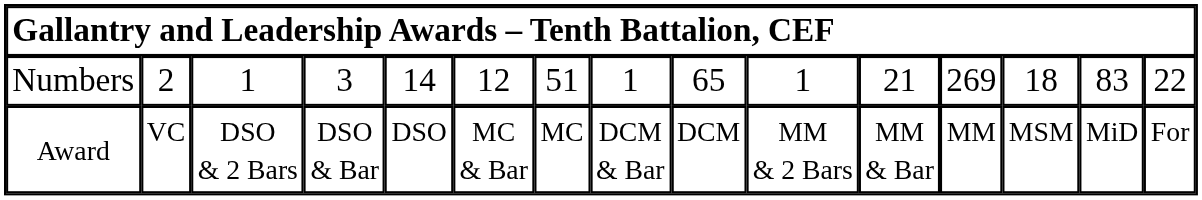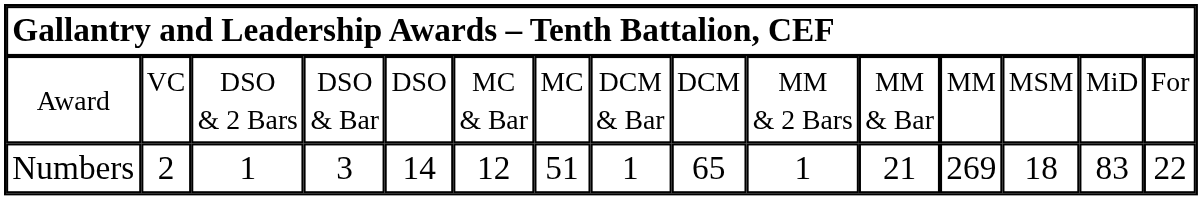rows swapped: (73, 151) <-> (73, 80)
